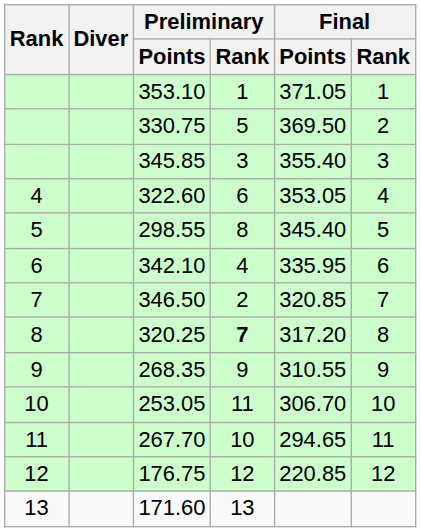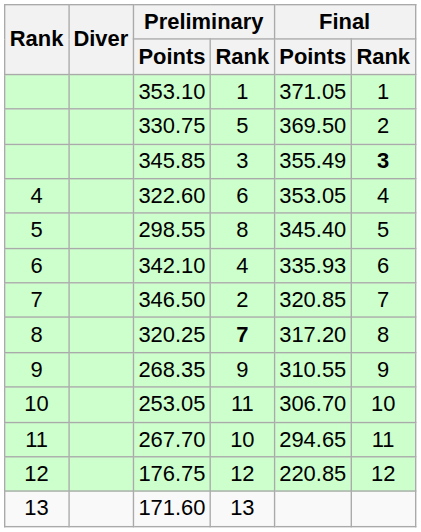(313, 160) 355.40 -> (313, 160) 355.49
(383, 160) normal -> (383, 160) bold
(313, 265) 335.95 -> (313, 265) 335.93
